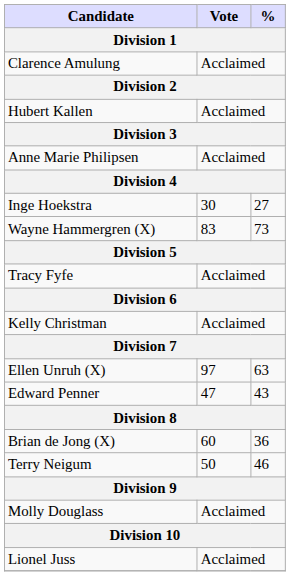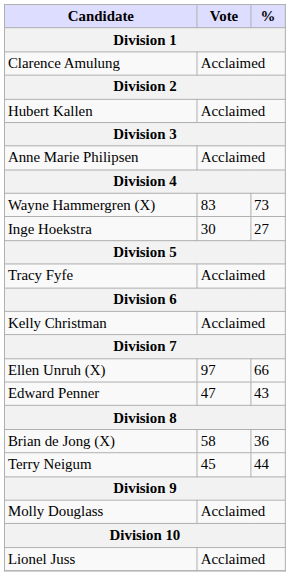rows swapped: (82, 228) <-> (50, 205)
(262, 370) 63 -> (262, 370) 66
(208, 441) 60 -> (208, 441) 58
(208, 464) 50 -> (208, 464) 45
(262, 464) 46 -> (262, 464) 44
